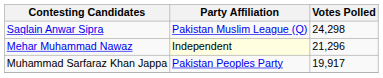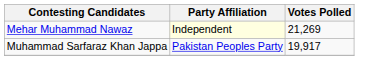- row: (55, 30)
(329, 47) 21,296 -> (304, 30) 21,269
